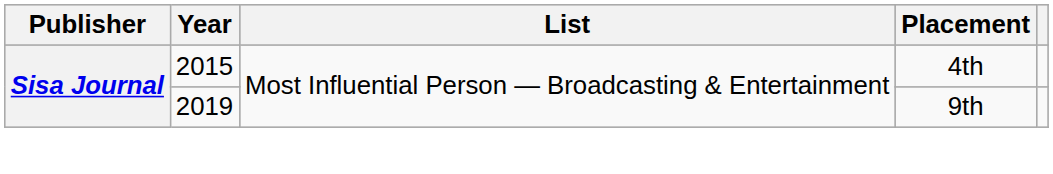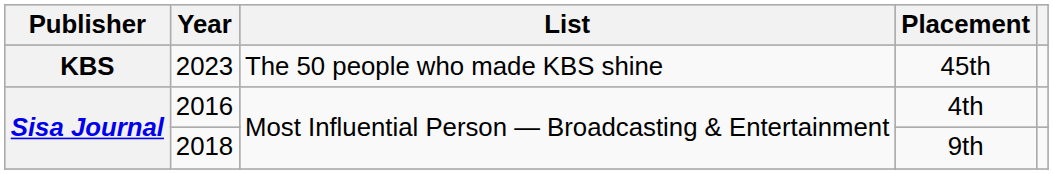+ row: (966, 65)
(204, 65) 2015 -> (204, 106) 2016
(204, 106) 2019 -> (204, 147) 2018
